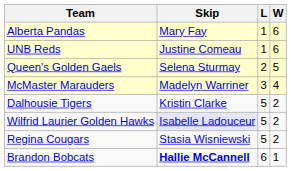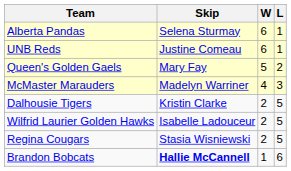columns swapped: (278, 13) <-> (264, 13)
(183, 31) Mary Fay -> (200, 31) Selena Sturmay
(200, 67) Selena Sturmay -> (183, 67) Mary Fay
(207, 121) lavender background -> (207, 121) no background
